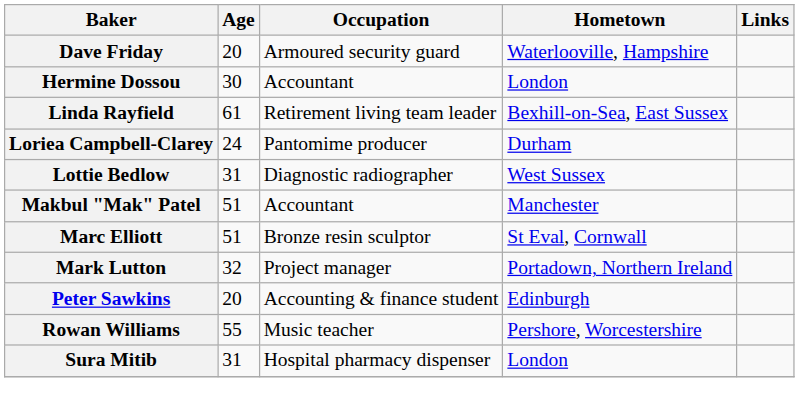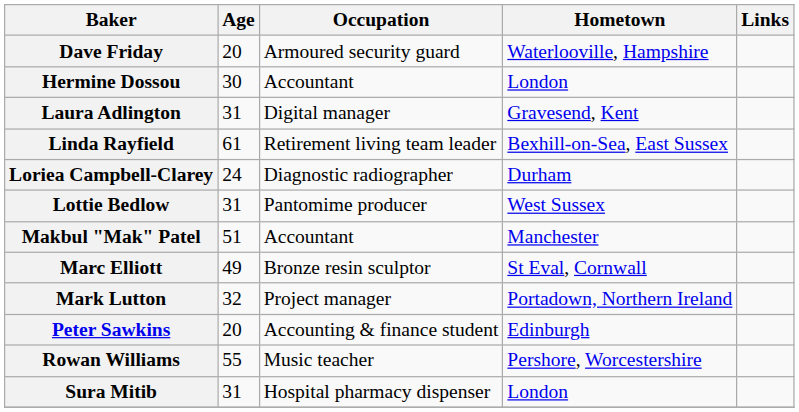+ row: (111, 112)
(345, 143) Pantomime producer -> (358, 174) Diagnostic radiographer
(358, 174) Diagnostic radiographer -> (345, 205) Pantomime producer
(232, 236) 51 -> (232, 267) 49
